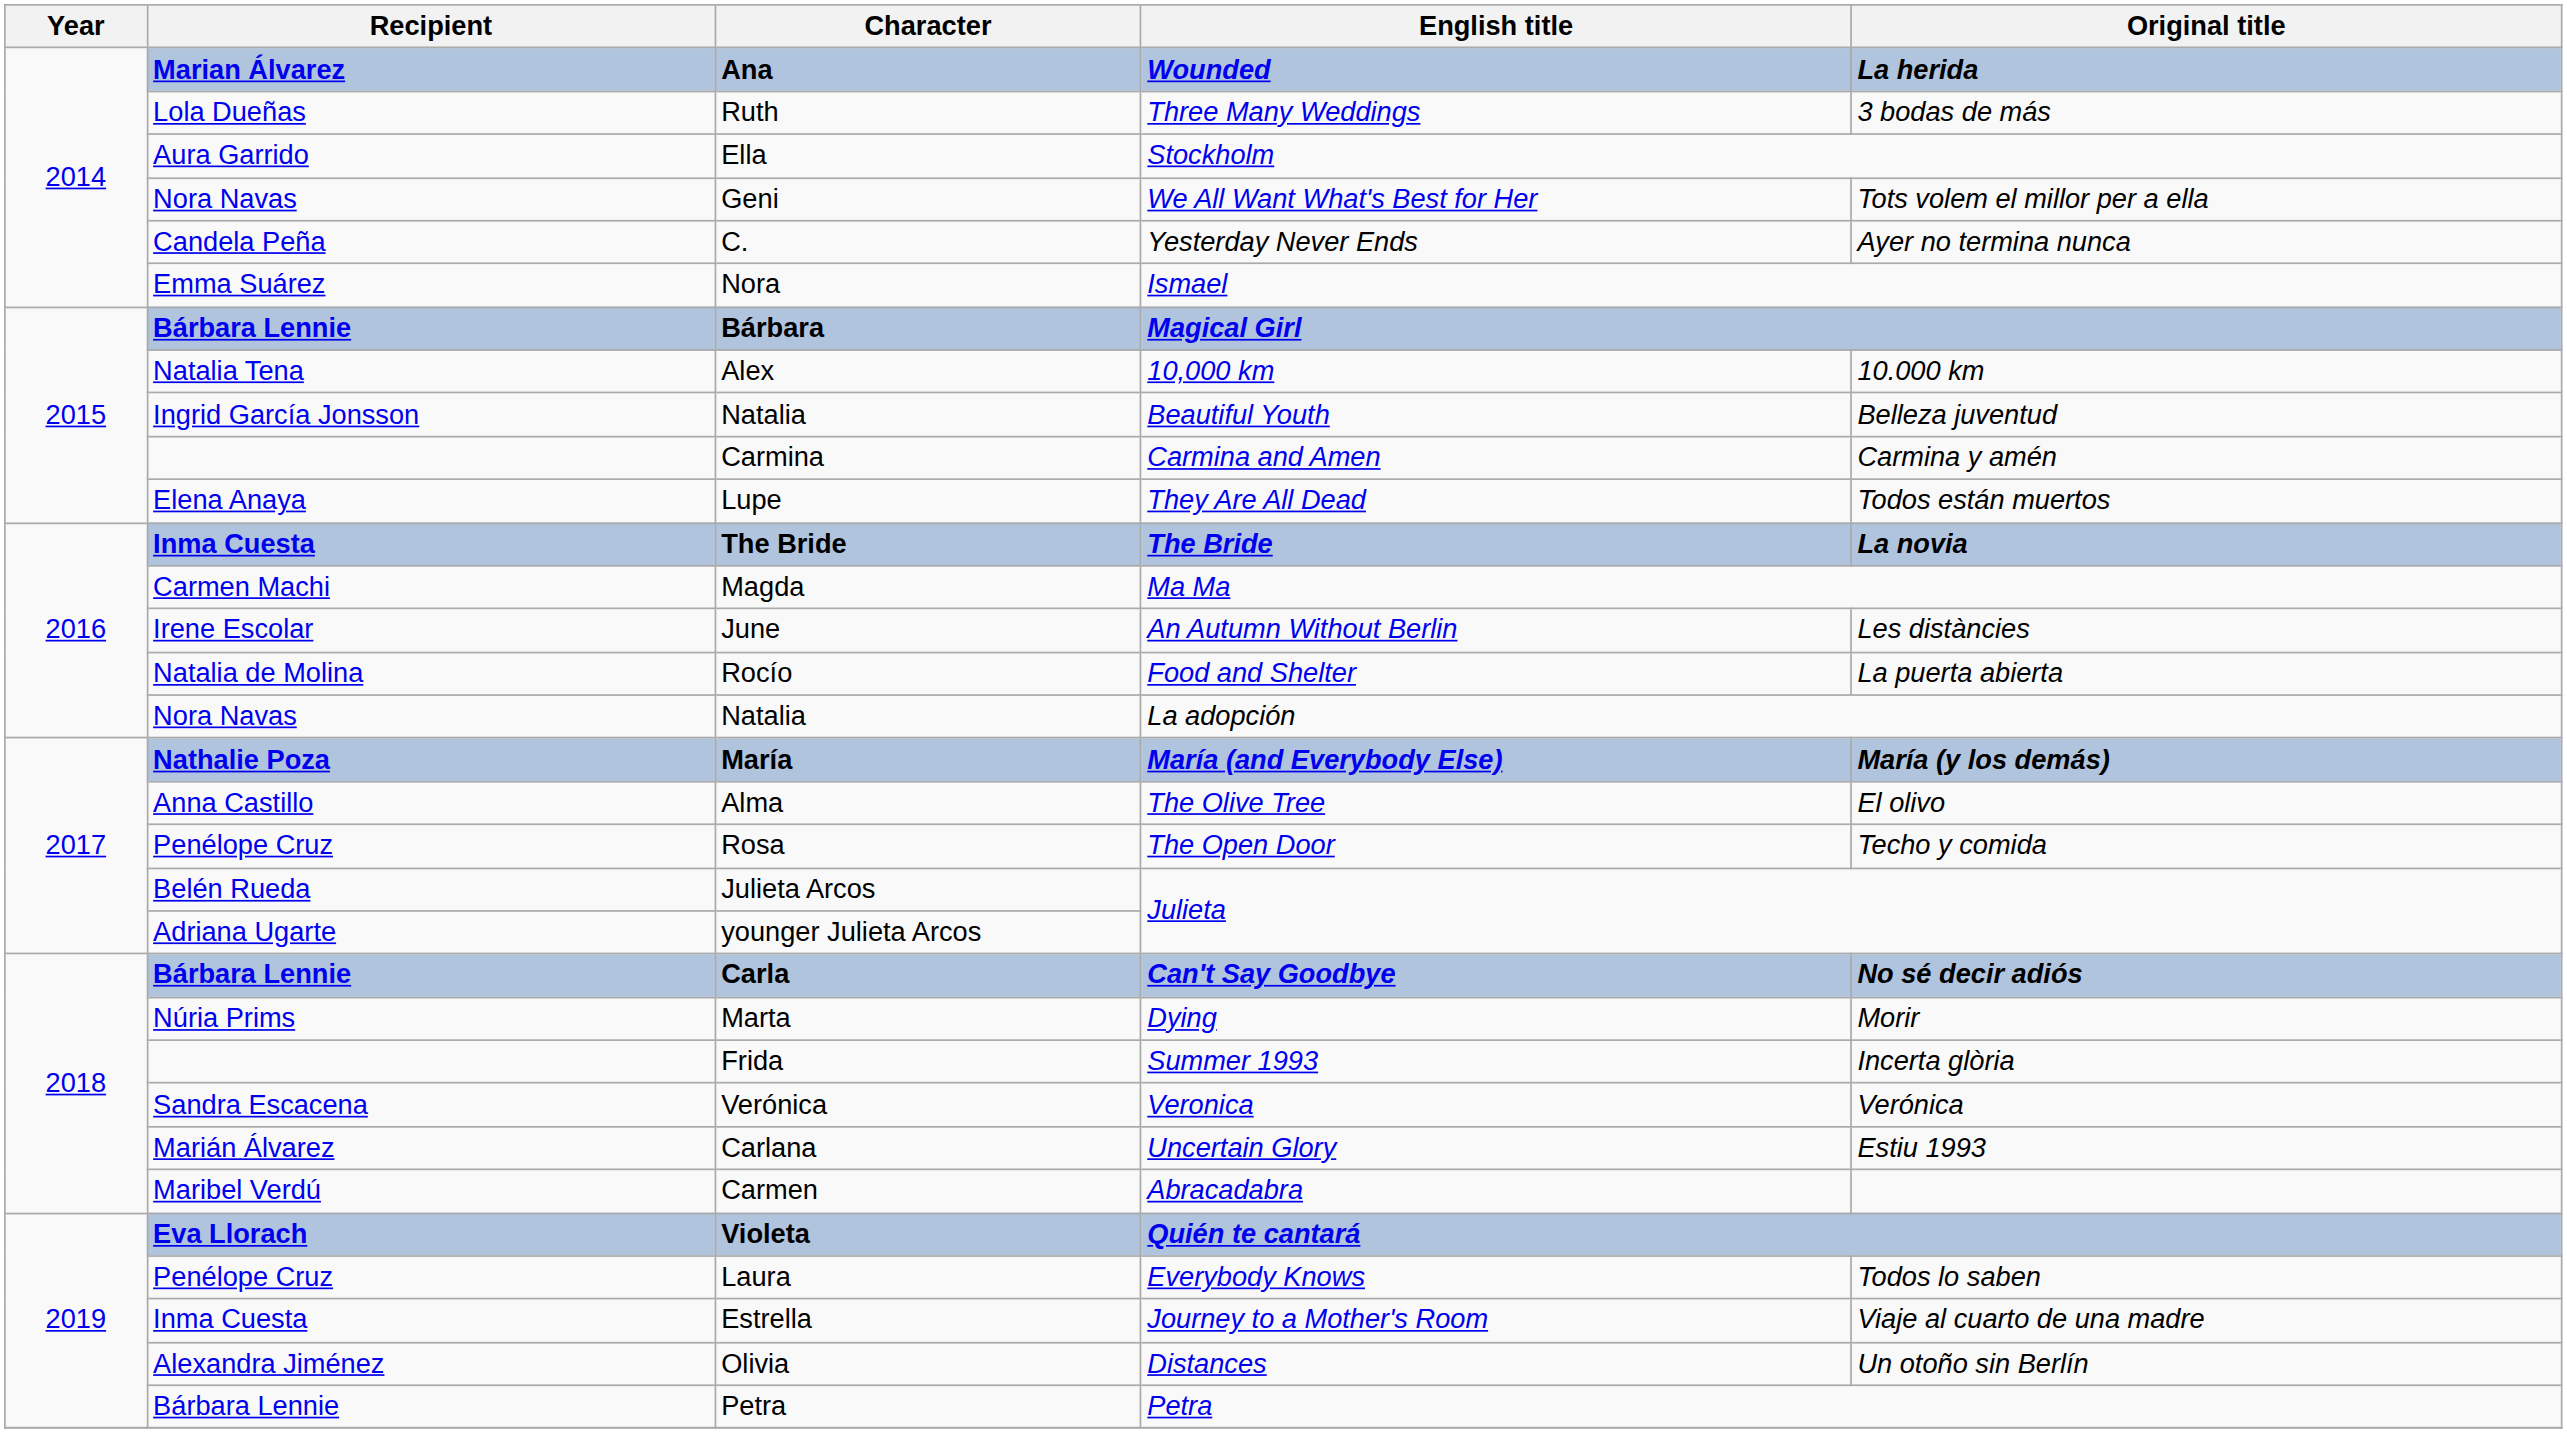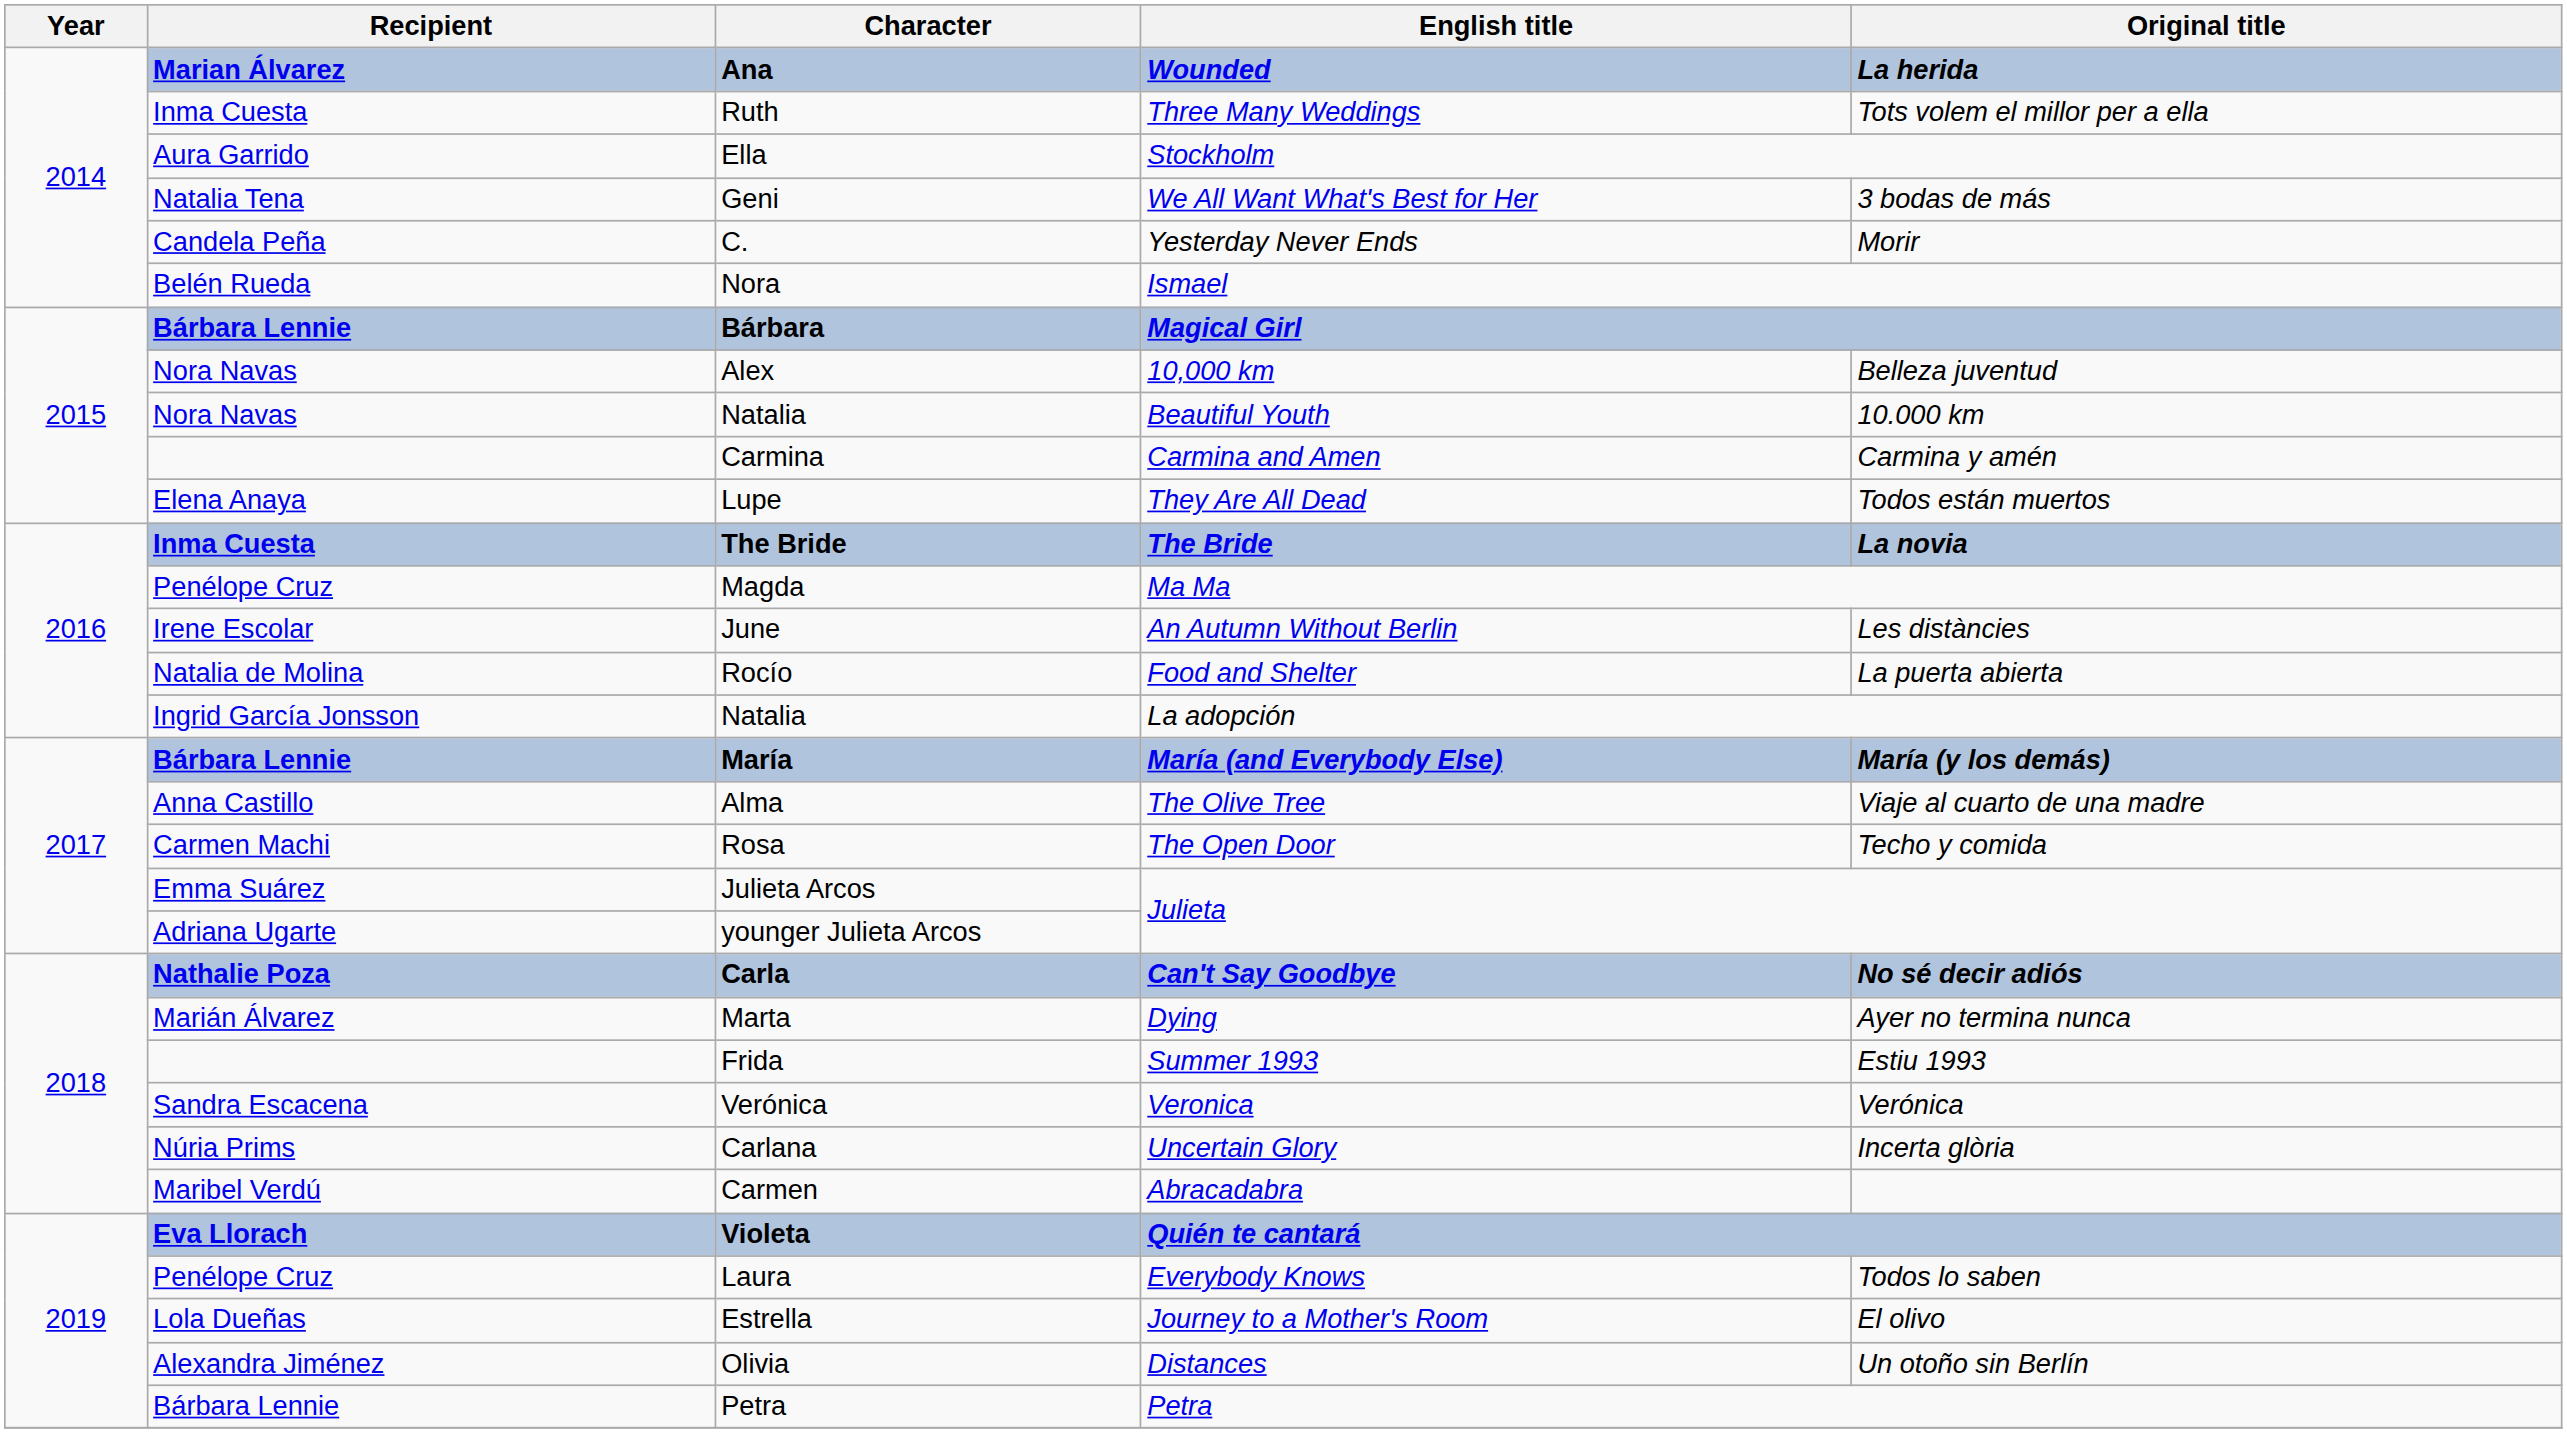(229, 112) Lola Dueñas -> (230, 112) Inma Cuesta
(1954, 112) 3 bodas de más -> (2033, 112) Tots volem el millor per a ella
(225, 198) Nora Navas -> (228, 198) Natalia Tena
(2033, 198) Tots volem el millor per a ella -> (1954, 198) 3 bodas de más
(1994, 241) Ayer no termina nunca -> (1888, 241) Morir
(239, 284) Emma Suárez -> (232, 284) Belén Rueda
(228, 371) Natalia Tena -> (225, 371) Nora Navas
(1921, 371) 10.000 km -> (1957, 371) Belleza juventud
(286, 414) Ingrid García Jonsson -> (225, 414) Nora Navas
(1957, 414) Belleza juventud -> (1921, 414) 10.000 km
(242, 586) Carmen Machi -> (243, 586) Penélope Cruz
(225, 716) Nora Navas -> (286, 716) Ingrid García Jonsson
(242, 759) Nathalie Poza -> (252, 759) Bárbara Lennie
(1901, 802) El olivo -> (2031, 802) Viaje al cuarto de una madre
(243, 845) Penélope Cruz -> (242, 845) Carmen Machi
(232, 888) Belén Rueda -> (239, 888) Emma Suárez
(252, 975) Bárbara Lennie -> (242, 975) Nathalie Poza
(224, 1018) Núria Prims -> (244, 1018) Marián Álvarez
(1888, 1018) Morir -> (1994, 1018) Ayer no termina nunca
(1936, 1061) Incerta glòria -> (1922, 1061) Estiu 1993
(244, 1147) Marián Álvarez -> (224, 1147) Núria Prims
(1922, 1147) Estiu 1993 -> (1936, 1147) Incerta glòria
(230, 1320) Inma Cuesta -> (229, 1320) Lola Dueñas
(2031, 1320) Viaje al cuarto de una madre -> (1901, 1320) El olivo
